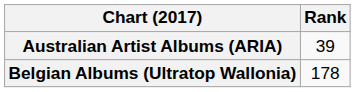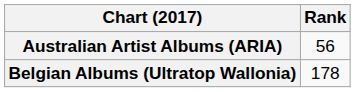(325, 45) 39 -> (325, 45) 56
